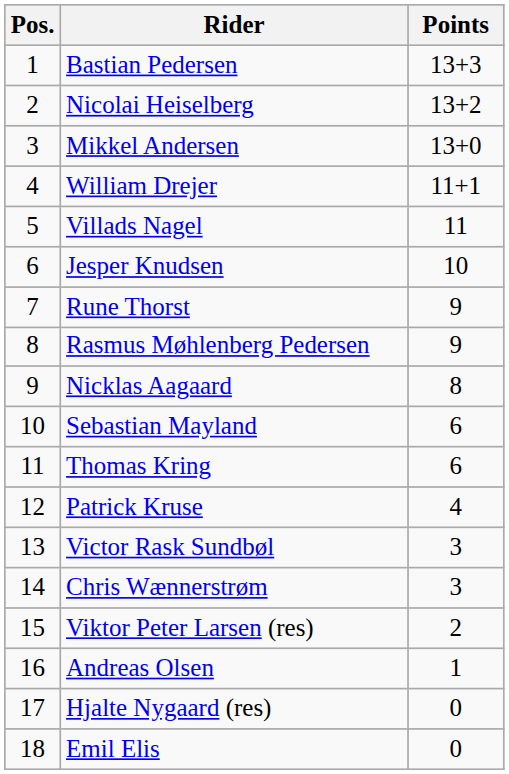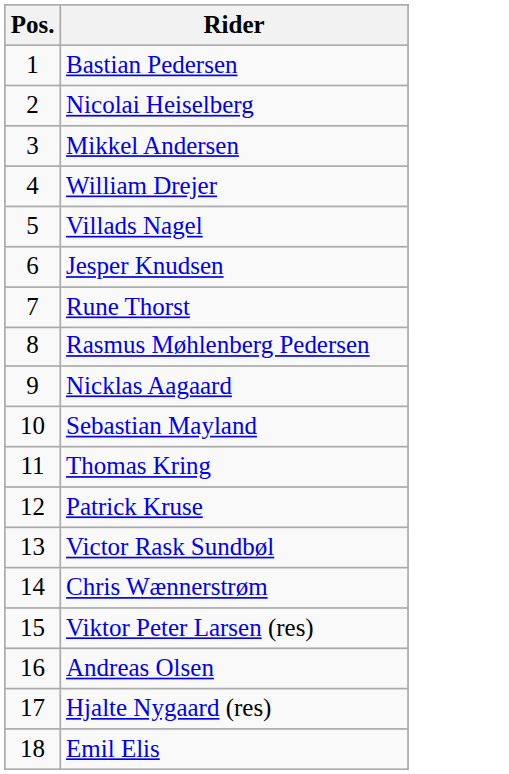- column: (456, 24)
